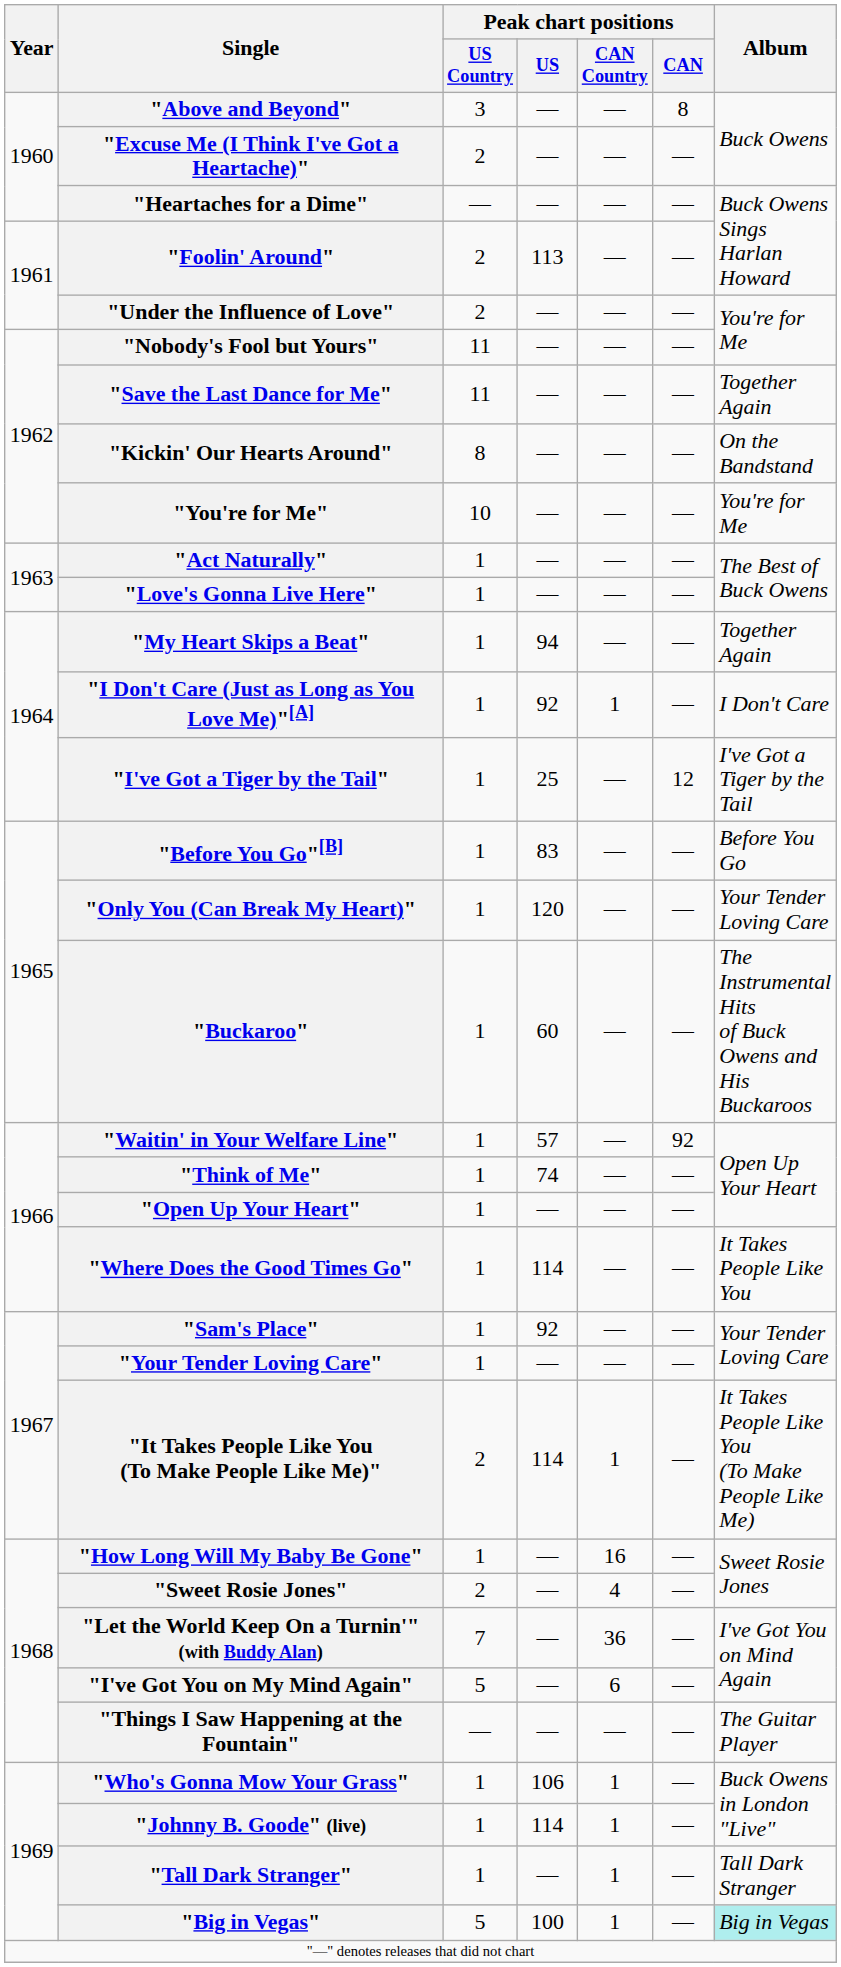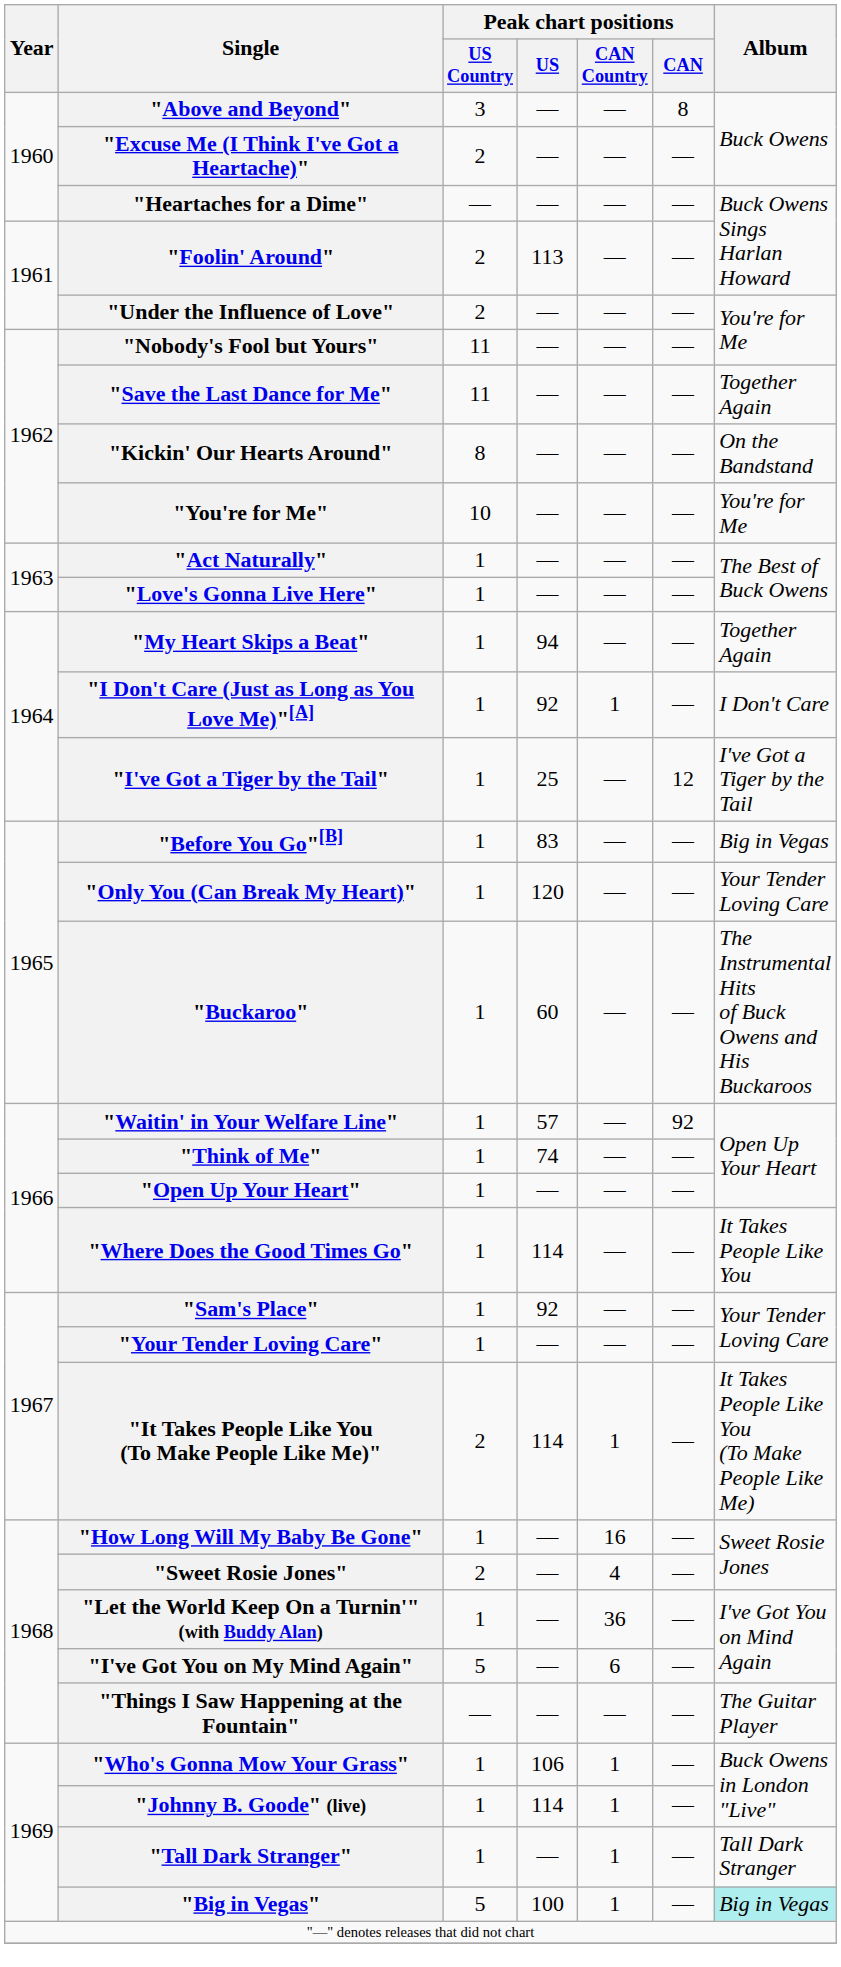(767, 850) Before You Go -> (774, 841) Big in Vegas
(480, 1637) 7 -> (480, 1618) 1
